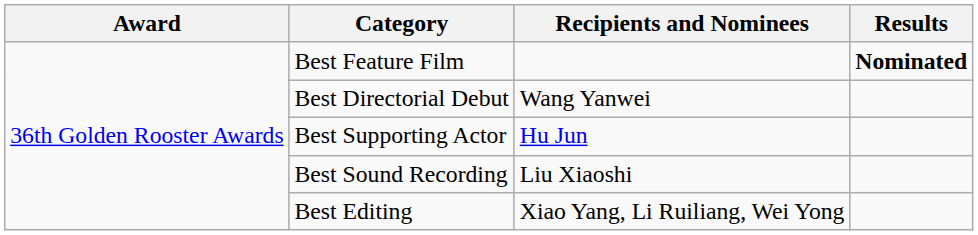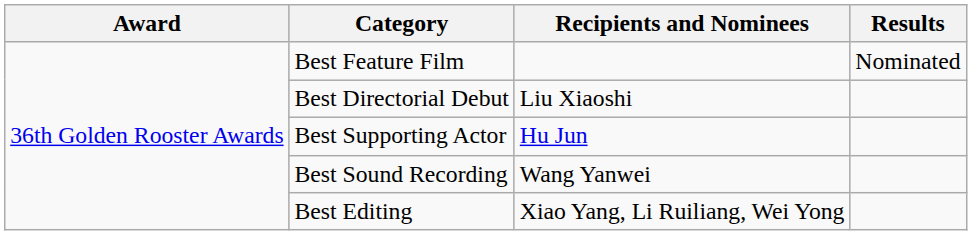(911, 60) bold -> (908, 60) normal
(585, 98) Wang Yanwei -> (576, 98) Liu Xiaoshi
(576, 173) Liu Xiaoshi -> (585, 173) Wang Yanwei
